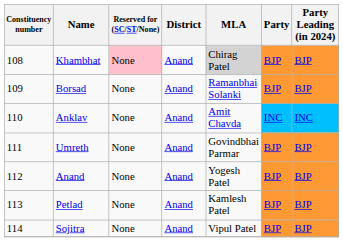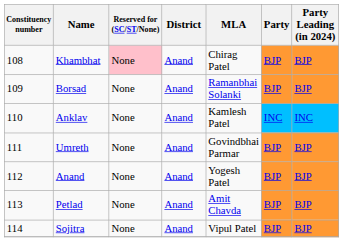(223, 60) lightgrey background -> (223, 60) no background
(225, 118) Amit Chavda -> (227, 118) Kamlesh Patel
(227, 205) Kamlesh Patel -> (225, 205) Amit Chavda
